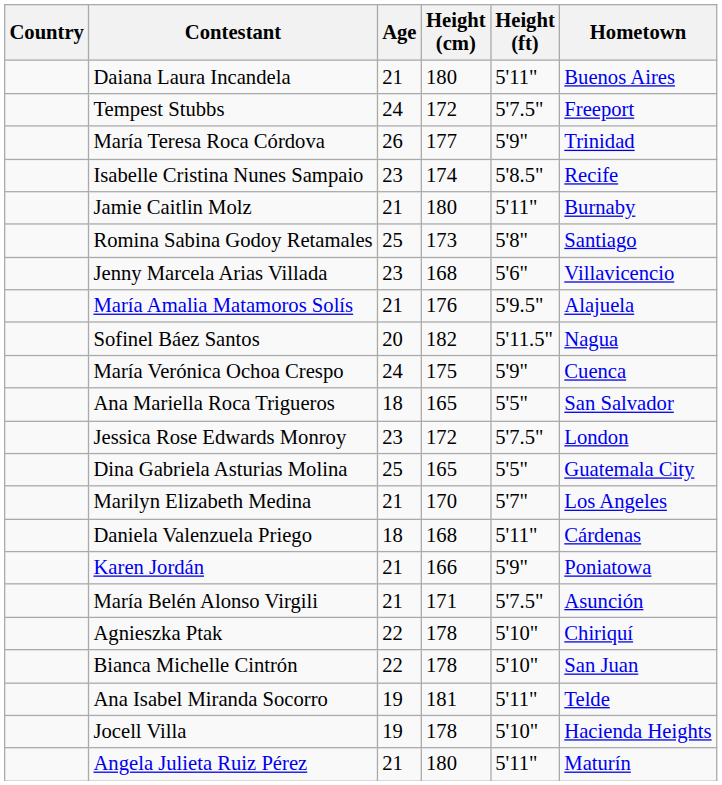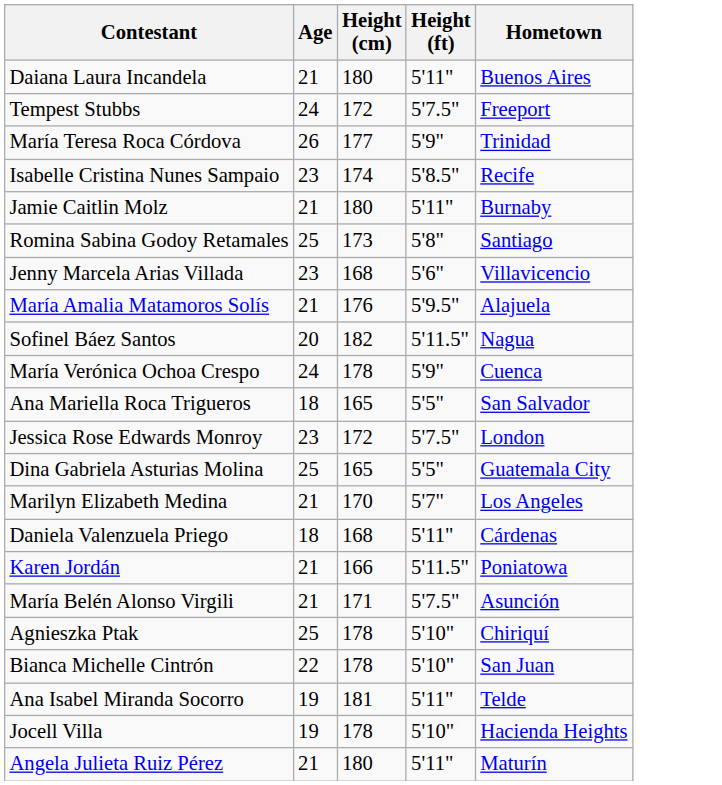- column: (47, 32)
(442, 371) 175 -> (357, 371) 178
(512, 567) 5'9" -> (440, 567) 5'11.5"
(392, 633) 22 -> (308, 633) 25
